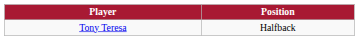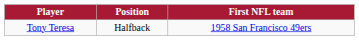+ column: (261, 12)
